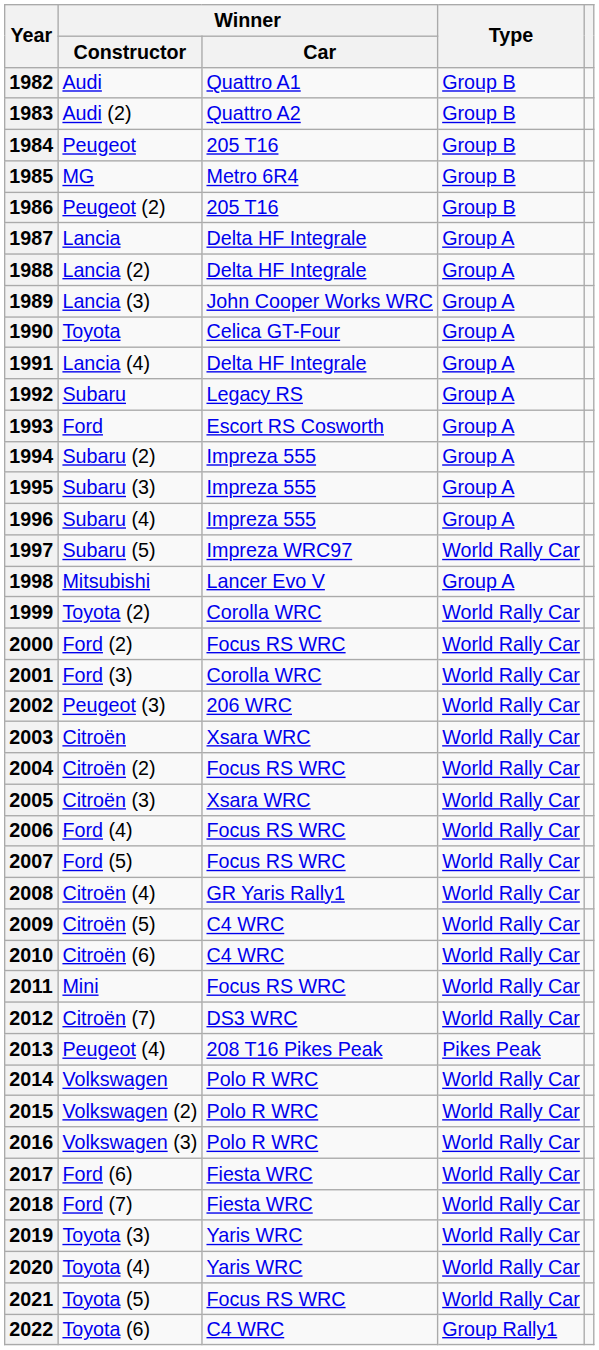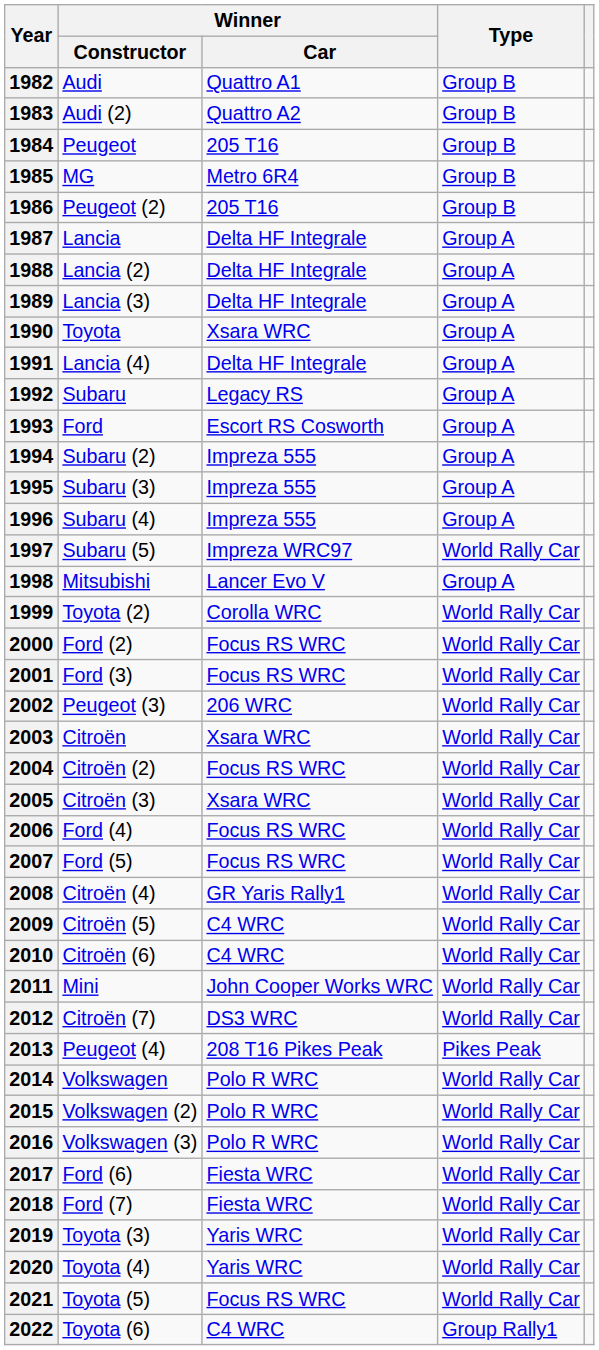(320, 301) John Cooper Works WRC -> (286, 301) Delta HF Integrale
(273, 332) Celica GT-Four -> (259, 332) Xsara WRC
(264, 675) Corolla WRC -> (276, 675) Focus RS WRC
(276, 987) Focus RS WRC -> (320, 987) John Cooper Works WRC
